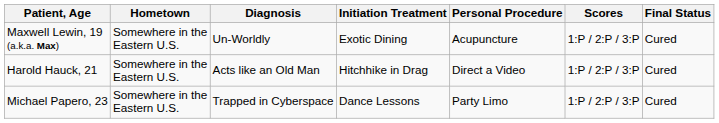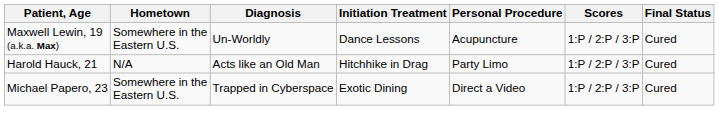(373, 38) Exotic Dining -> (379, 38) Dance Lessons
(160, 70) Somewhere in the Eastern U.S. -> (123, 63) N/A
(489, 70) Direct a Video -> (480, 63) Party Limo
(379, 102) Dance Lessons -> (373, 89) Exotic Dining
(480, 102) Party Limo -> (489, 89) Direct a Video
